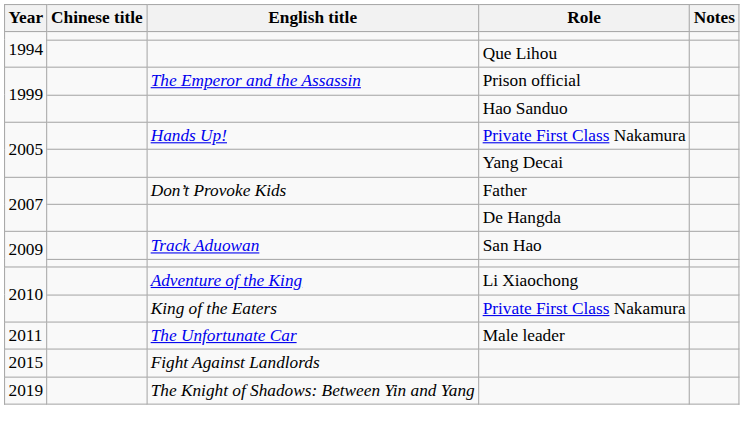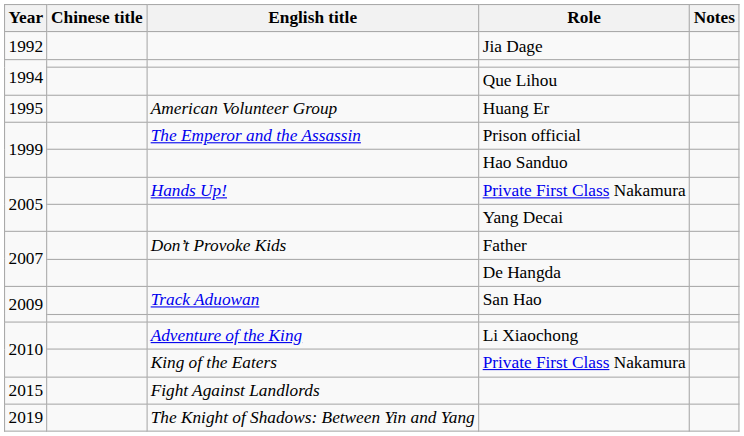+ row: (26, 45)
+ row: (26, 108)
- row: (25, 335)
